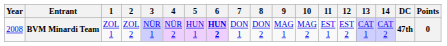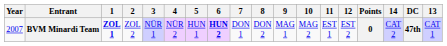columns swapped: (366, 10) <-> (428, 10)
(15, 29) 2008 -> (15, 29) 2007
(111, 29) normal -> (112, 29) bold
